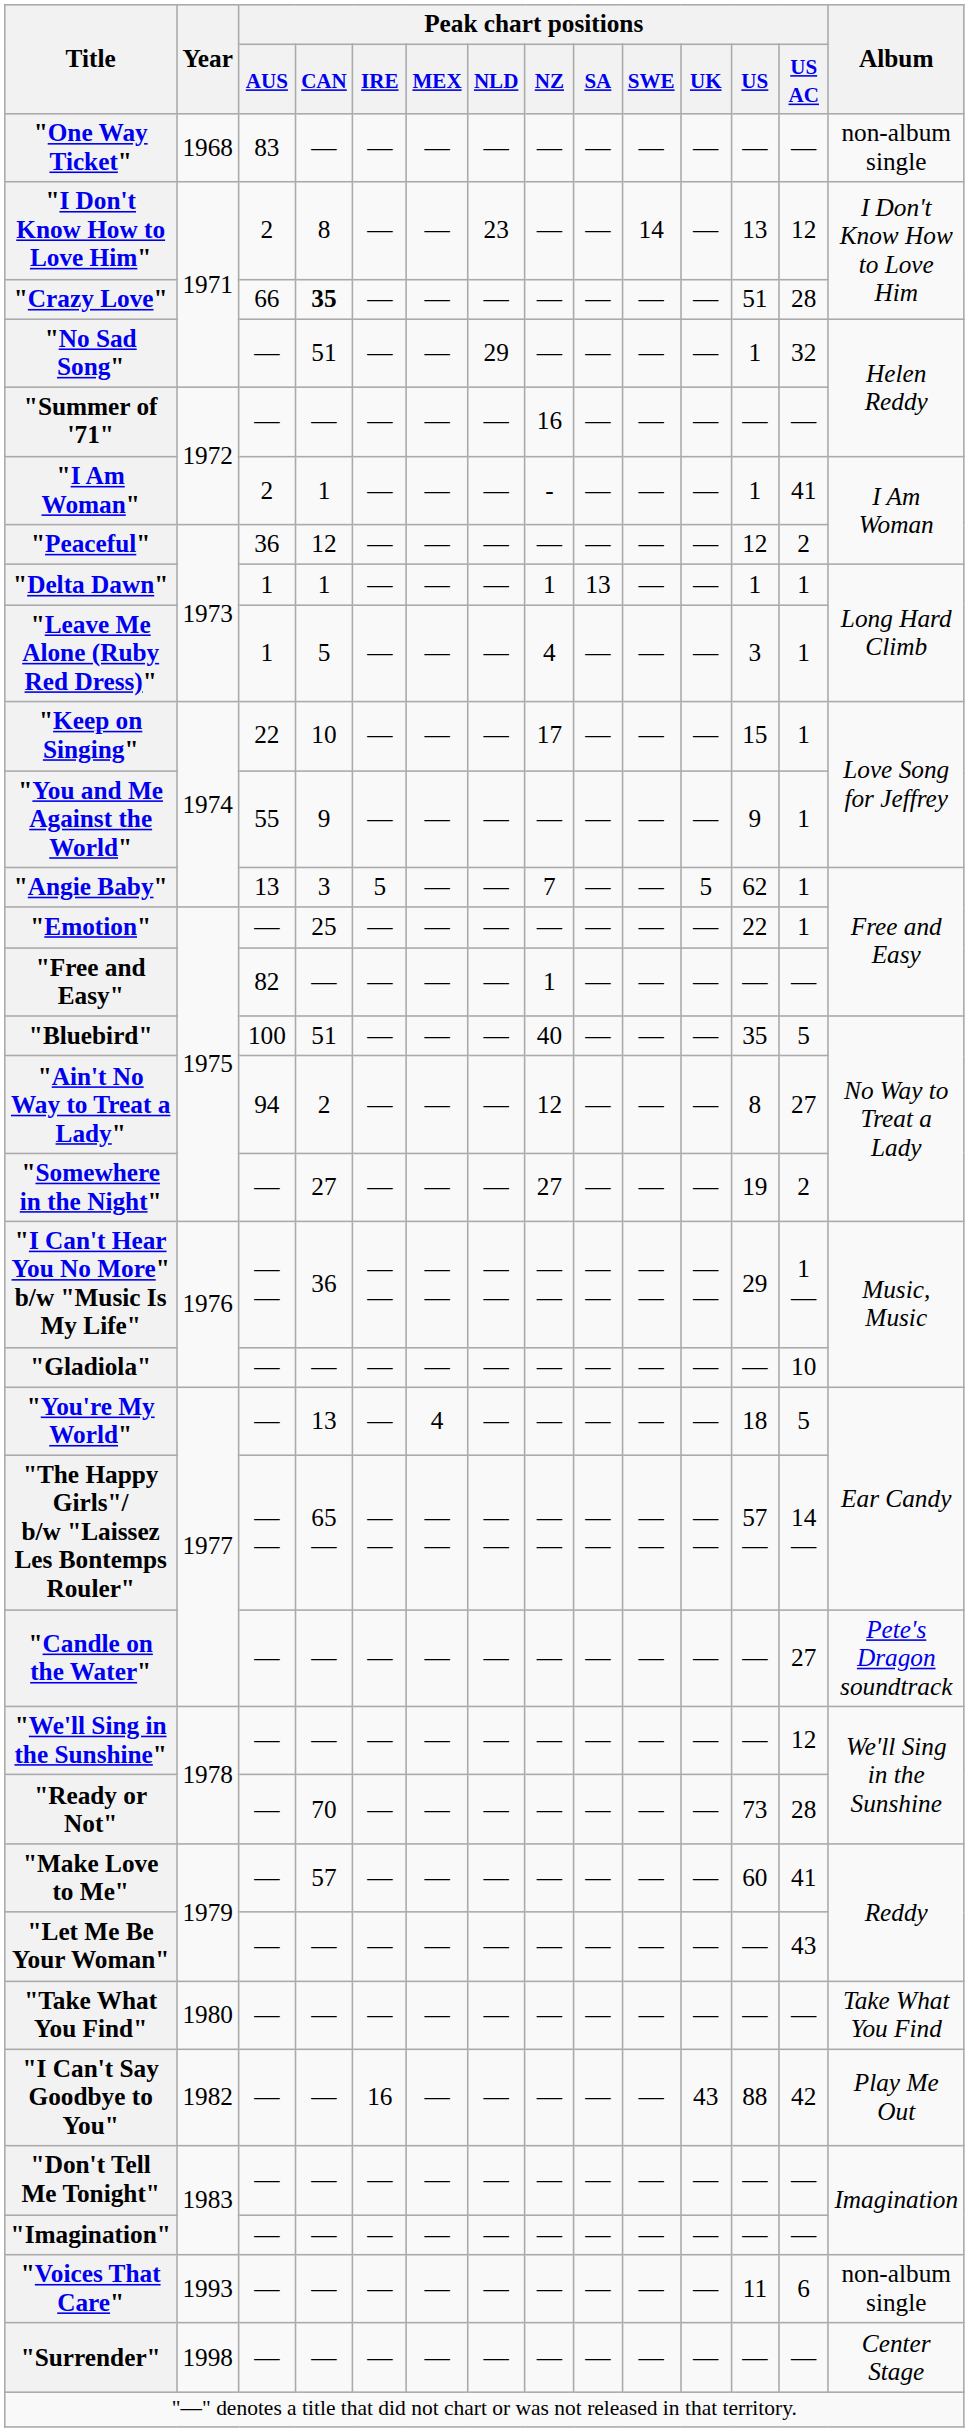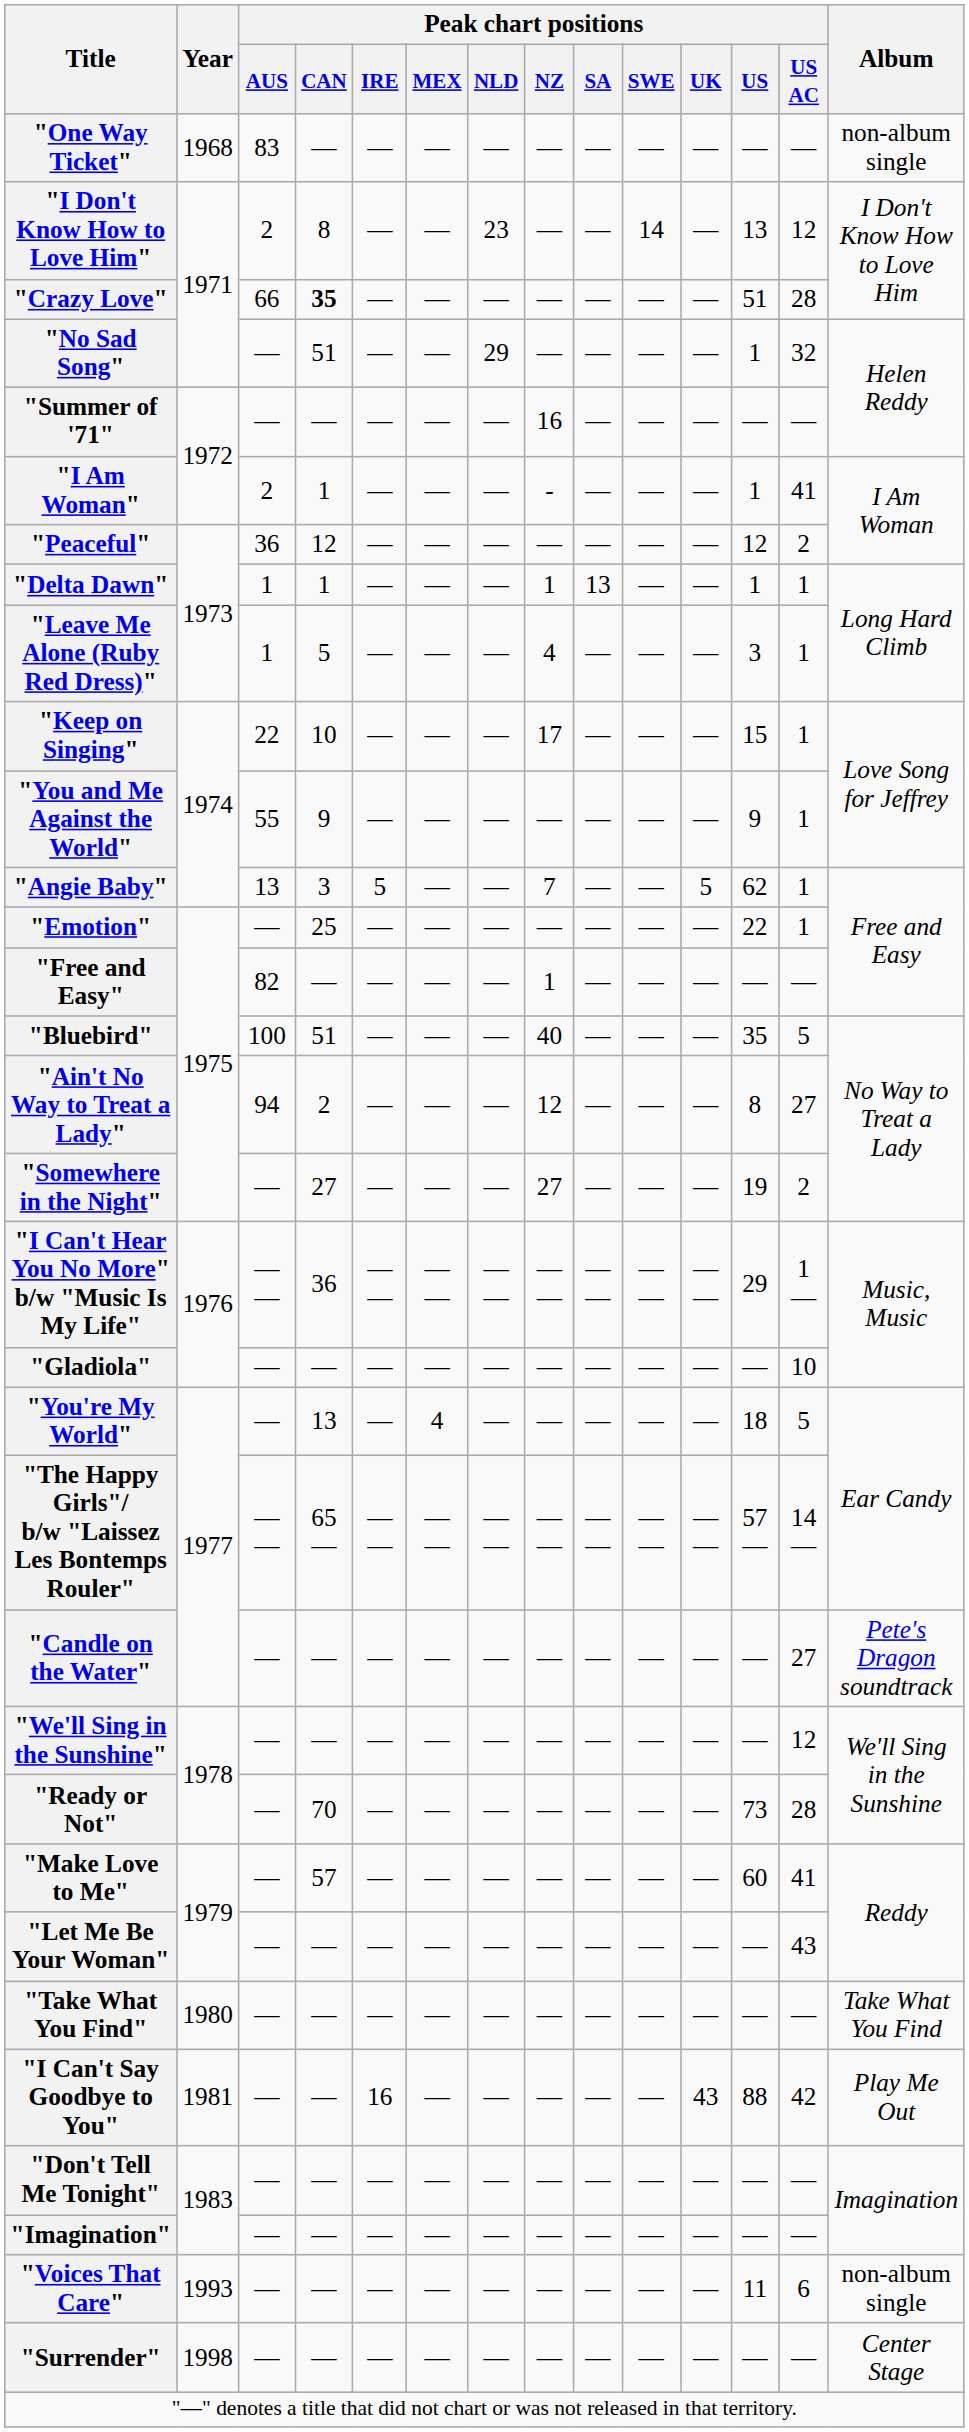(208, 2097) 1982 -> (208, 2097) 1981
